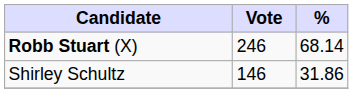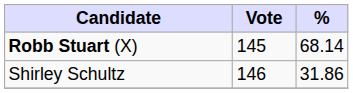(251, 46) 246 -> (251, 46) 145
